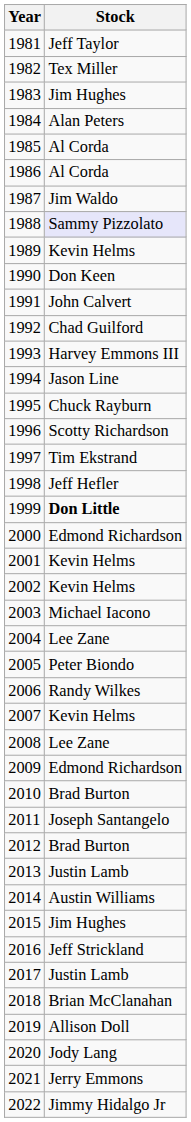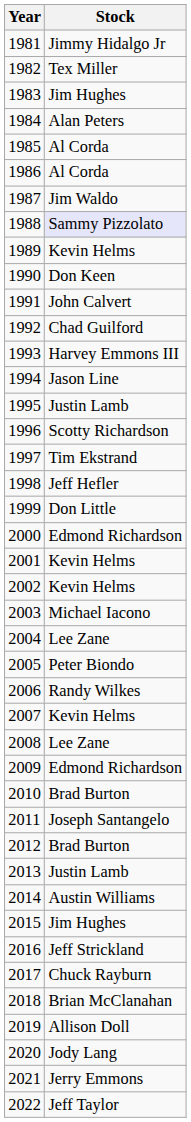(84, 43) Jeff Taylor -> (107, 43) Jimmy Hidalgo Jr
(100, 405) Chuck Rayburn -> (89, 405) Justin Lamb
(84, 509) bold -> (82, 509) normal
(89, 975) Justin Lamb -> (100, 975) Chuck Rayburn
(107, 1104) Jimmy Hidalgo Jr -> (84, 1104) Jeff Taylor
